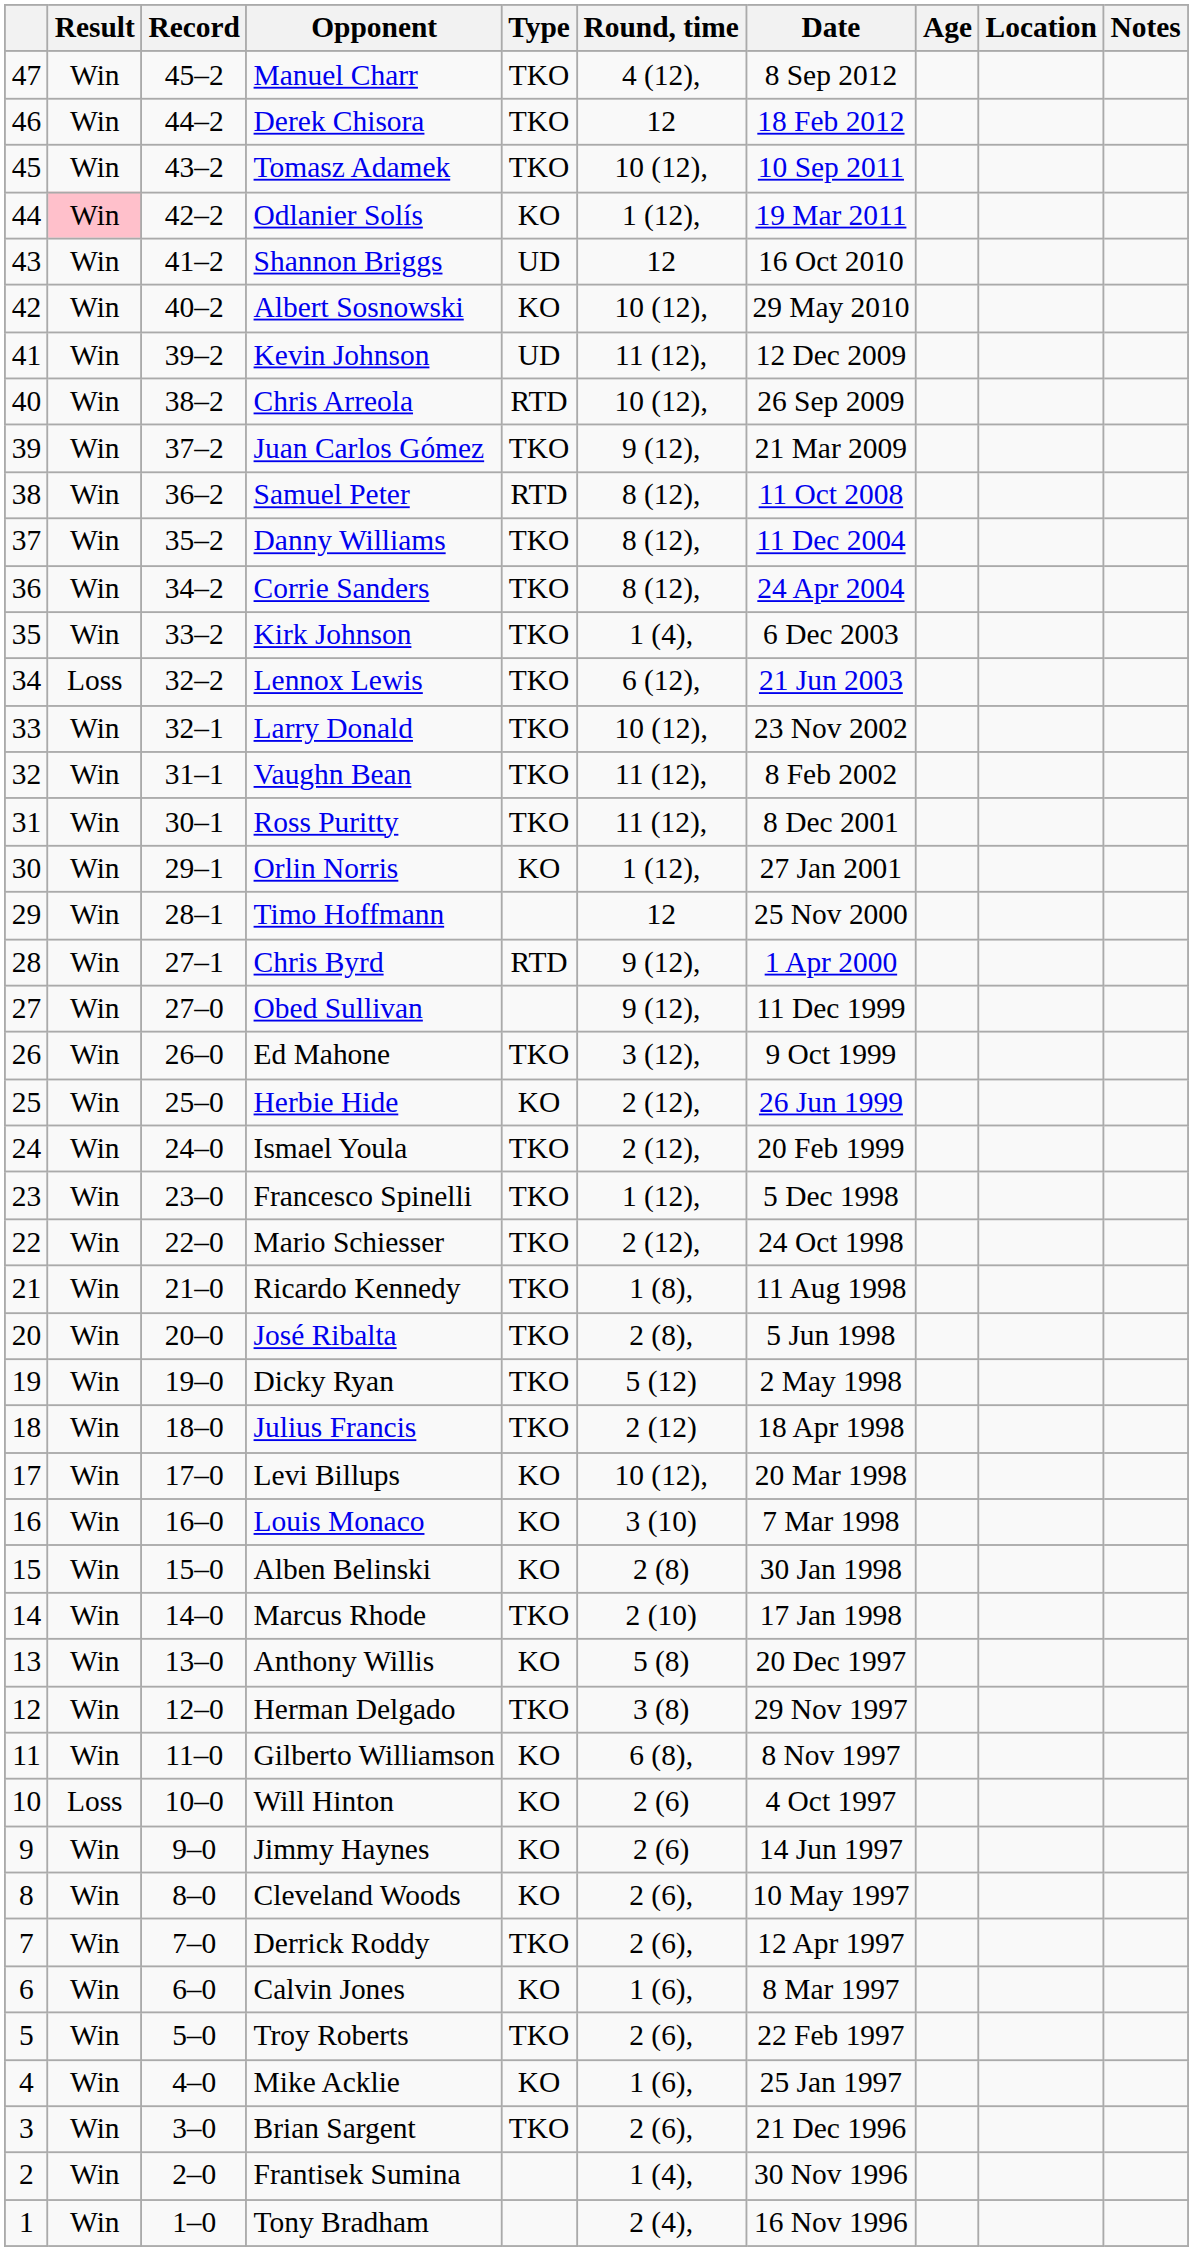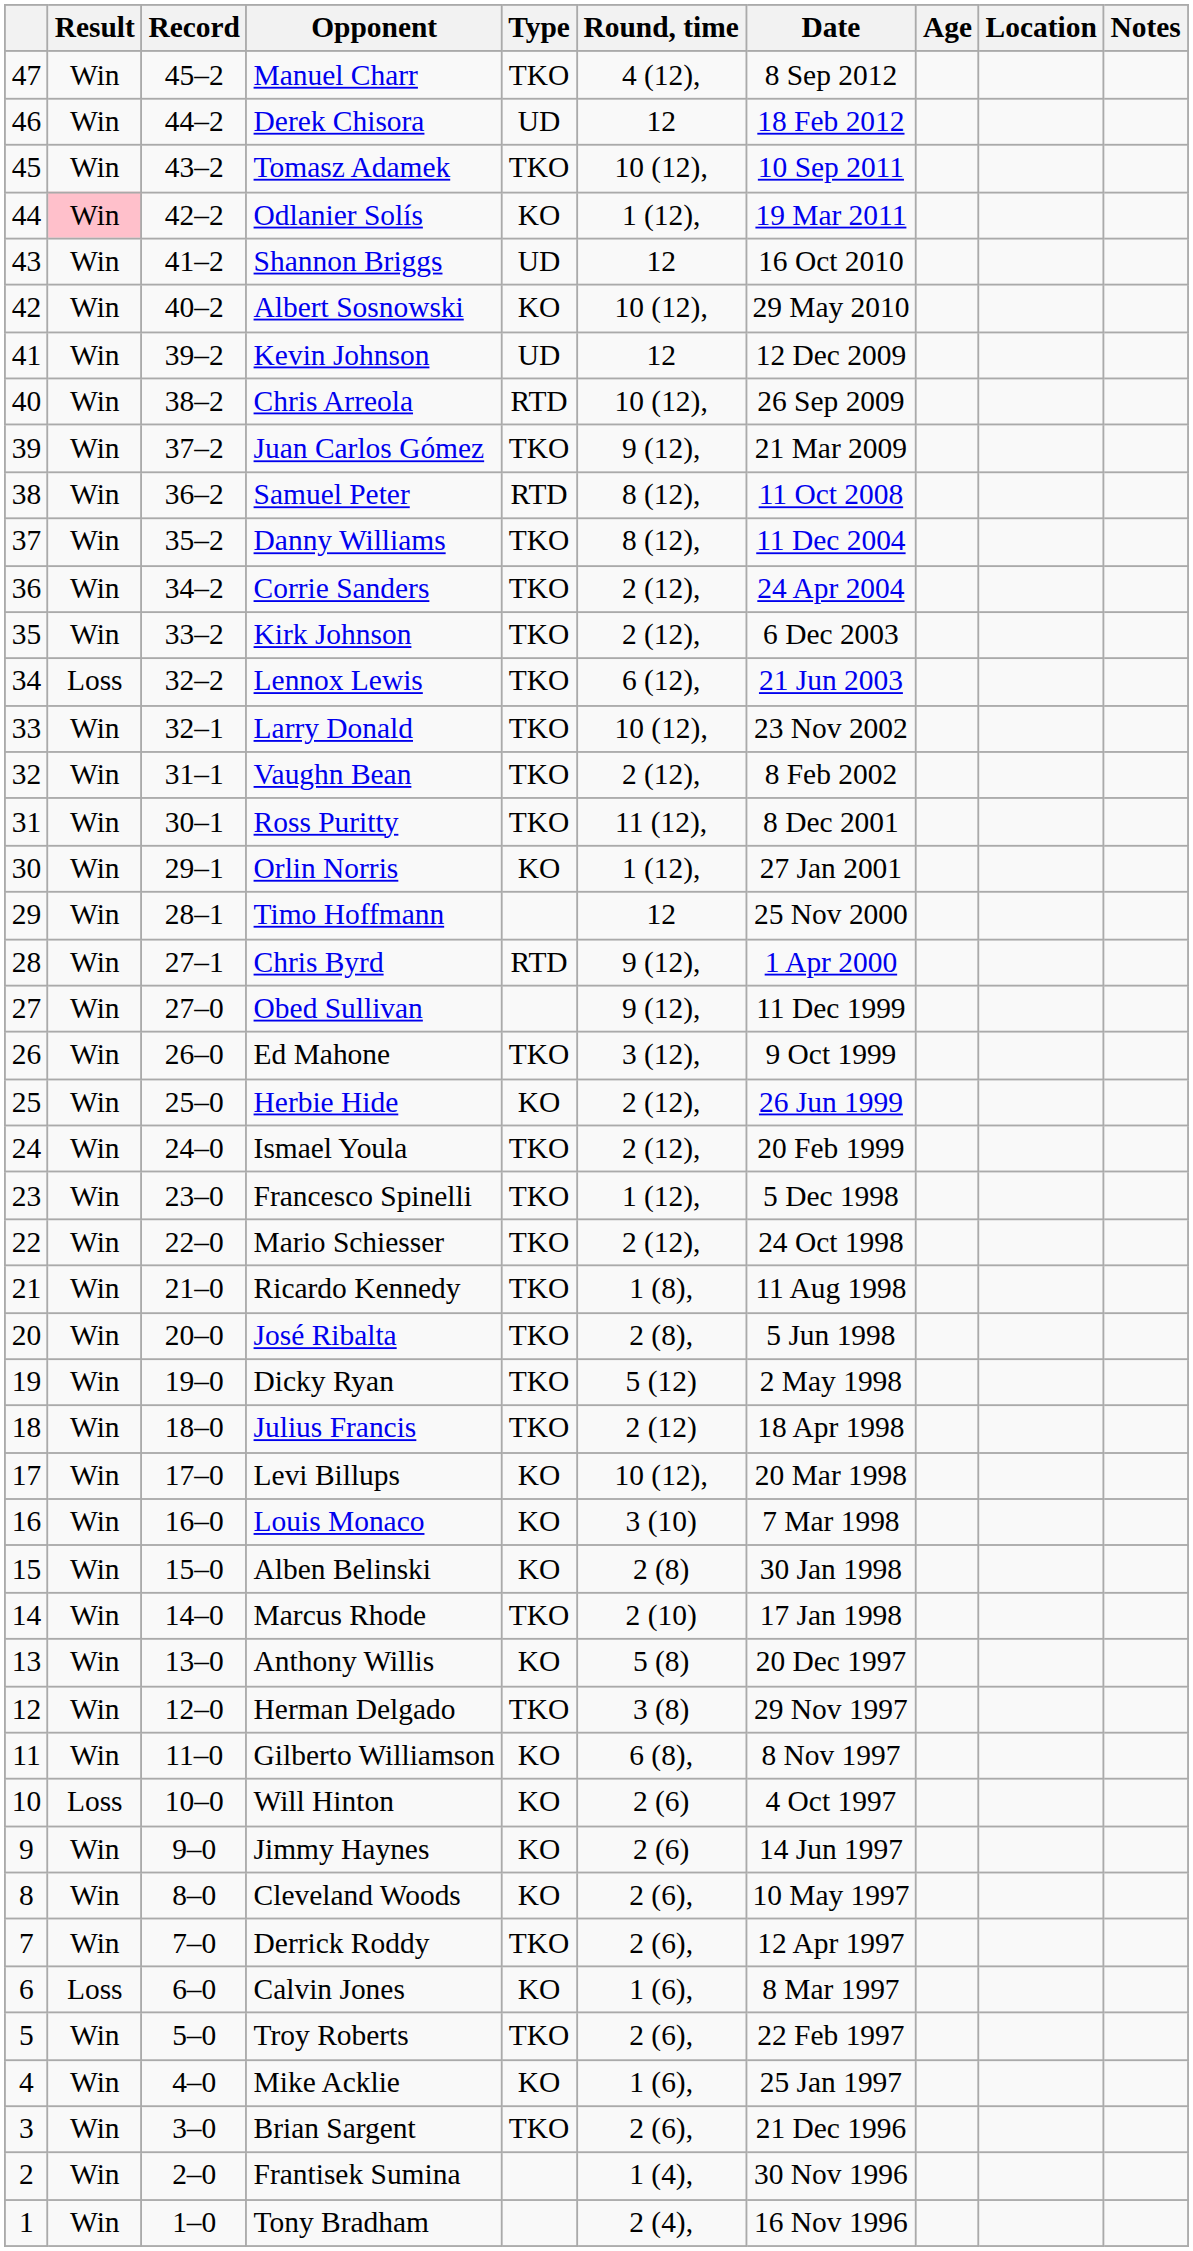(539, 121) TKO -> (539, 121) UD
(661, 354) 11 (12), -> (661, 354) 12
(661, 588) 8 (12), -> (661, 588) 2 (12),
(661, 634) 1 (4), -> (661, 634) 2 (12),
(661, 774) 11 (12), -> (661, 774) 2 (12),
(95, 1988) Win -> (95, 1988) Loss
